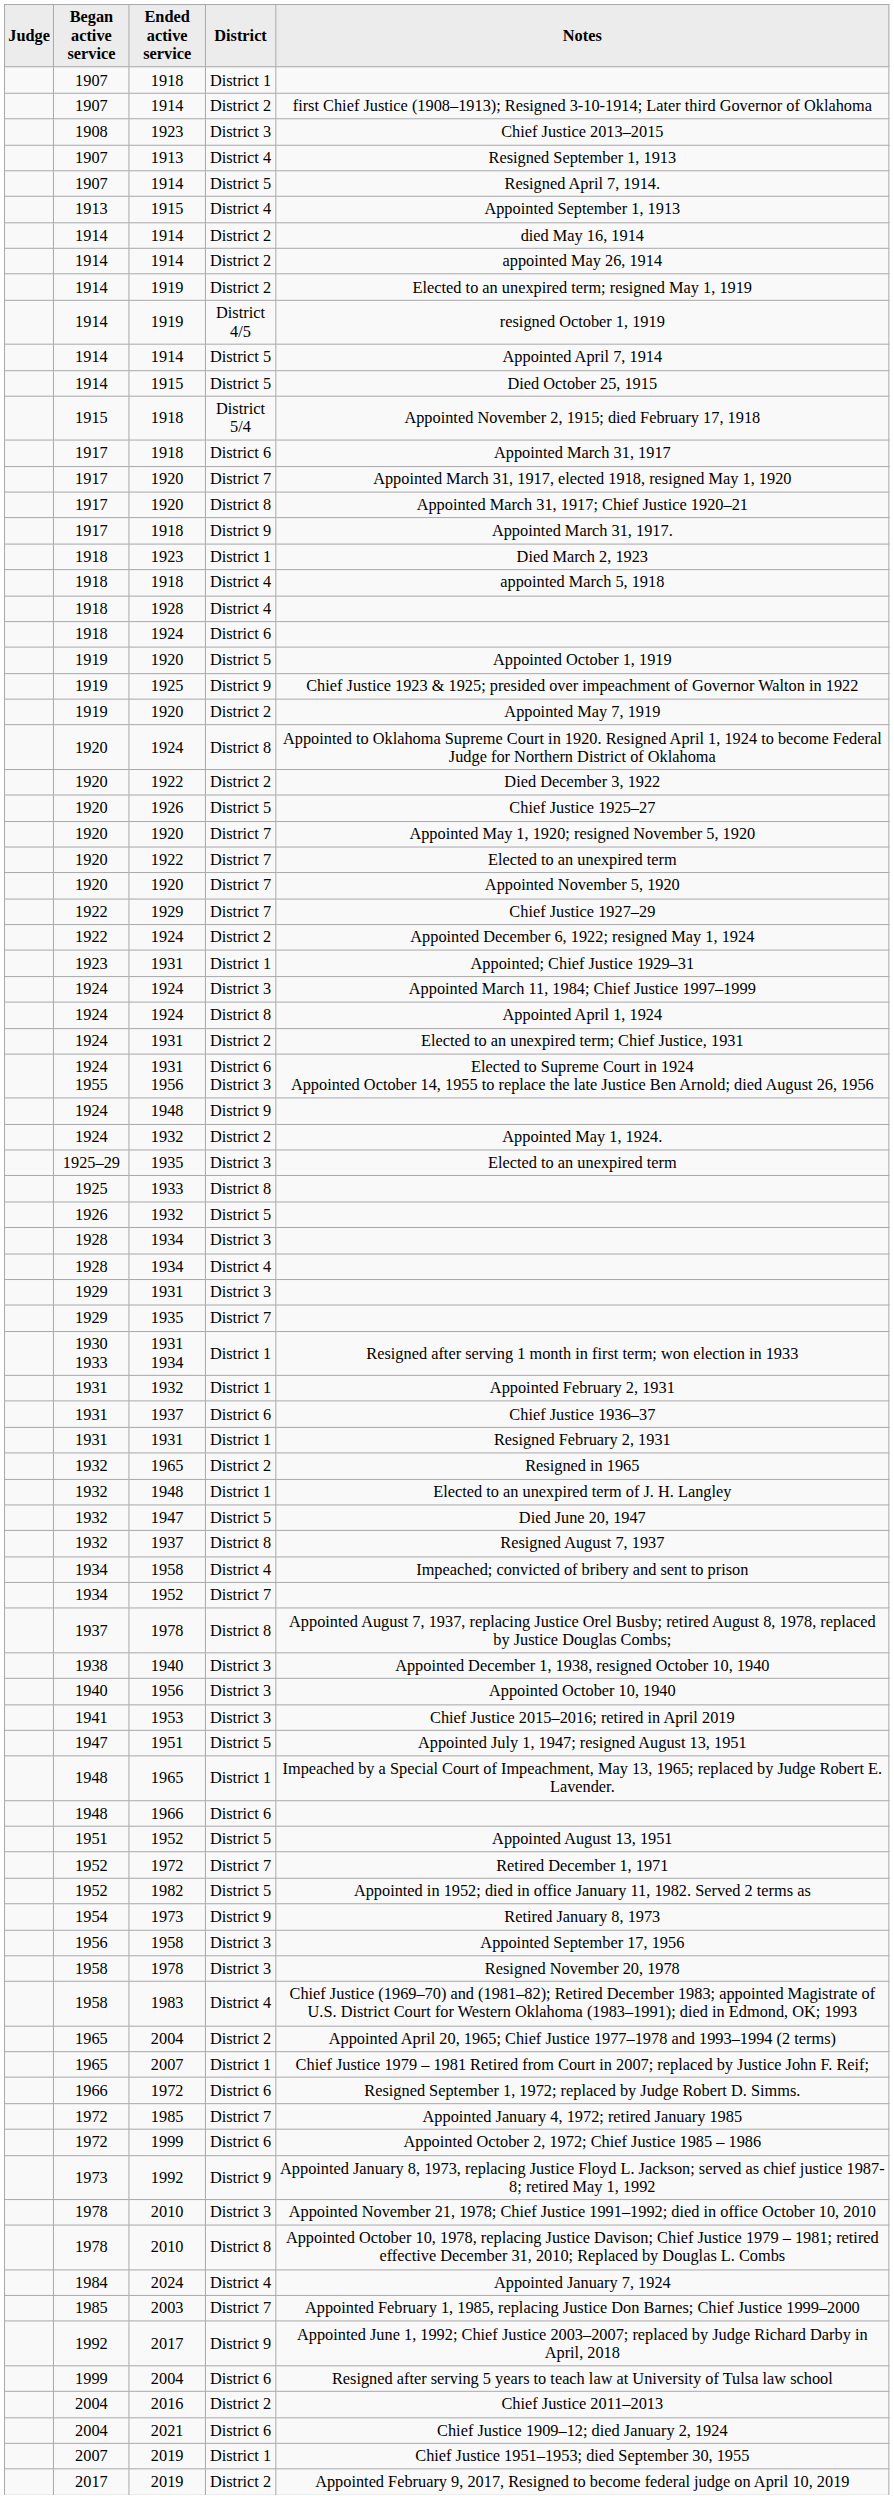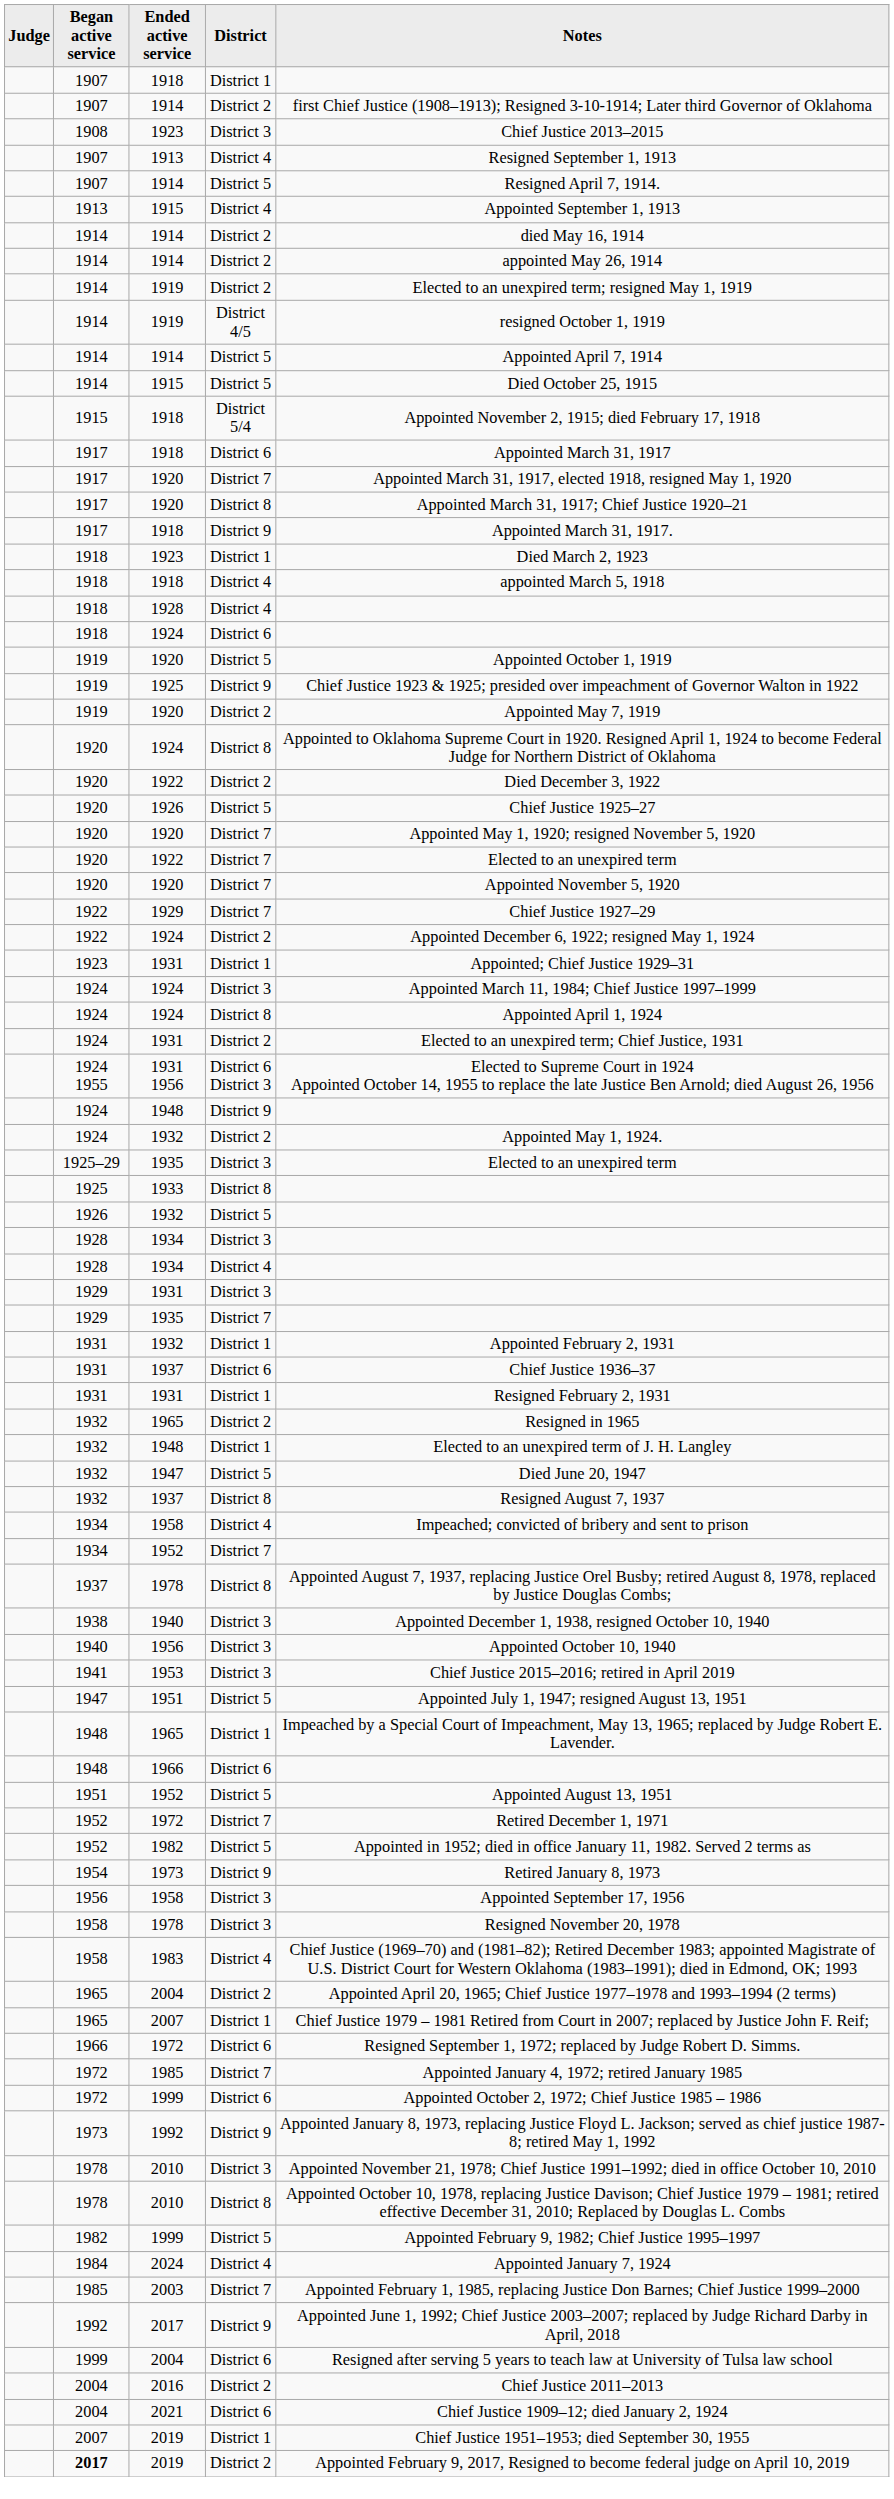- row: (167, 1353)
+ row: (167, 2238)
(91, 2482) normal -> (91, 2463) bold
